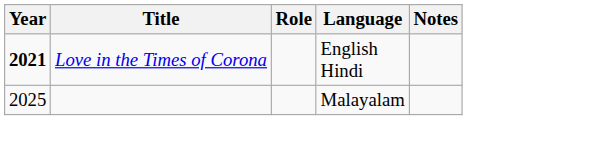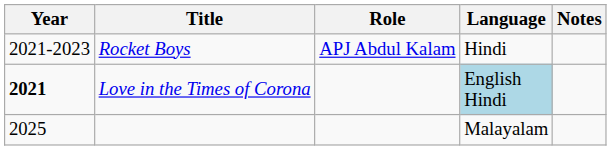+ row: (145, 49)
(349, 59) no background -> (493, 89) lightblue background
